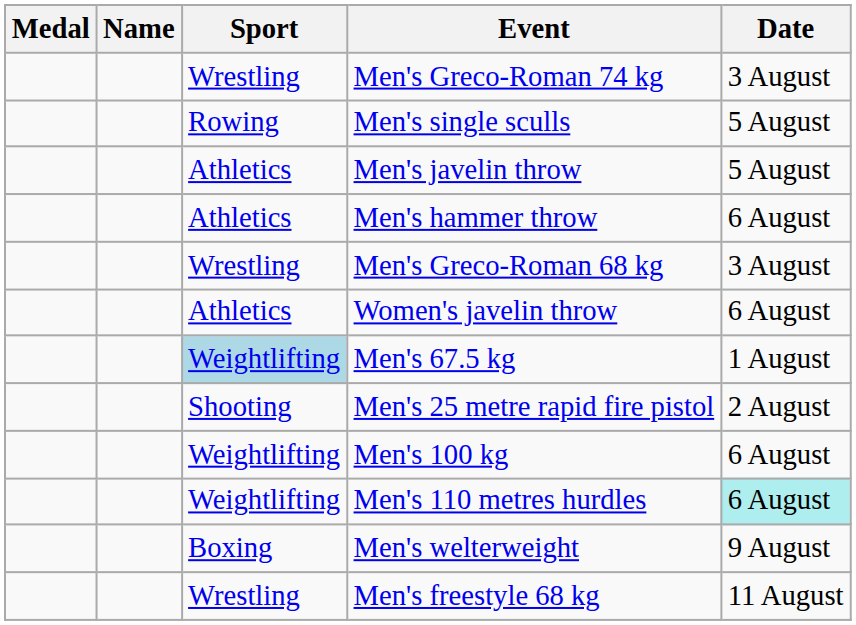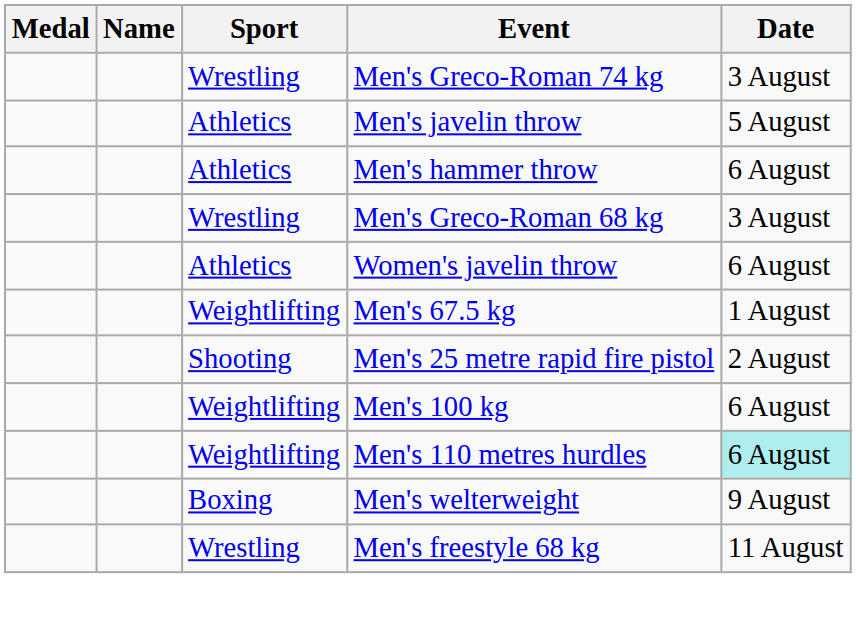- row: (462, 123)
(264, 359) lightblue background -> (264, 312) no background
